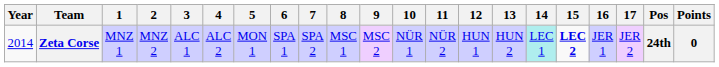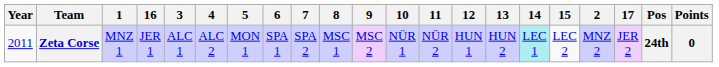columns swapped: (154, 14) <-> (603, 14)
(20, 43) 2014 -> (20, 43) 2011
(573, 43) bold -> (565, 43) normal
